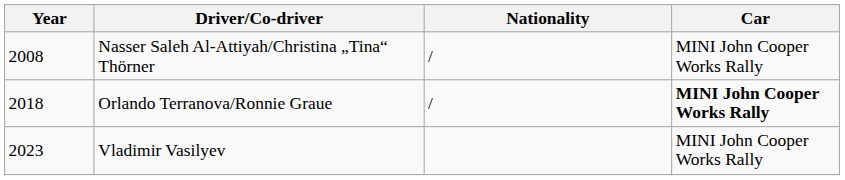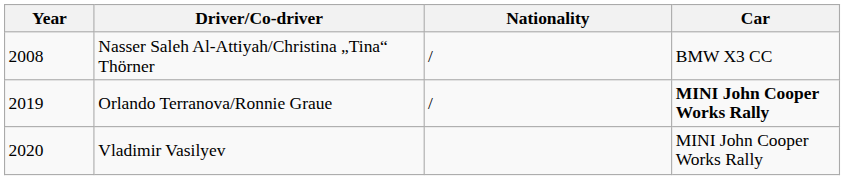(742, 55) MINI John Cooper Works Rally -> (724, 55) BMW X3 CC
(26, 103) 2018 -> (26, 103) 2019
(26, 150) 2023 -> (26, 150) 2020
